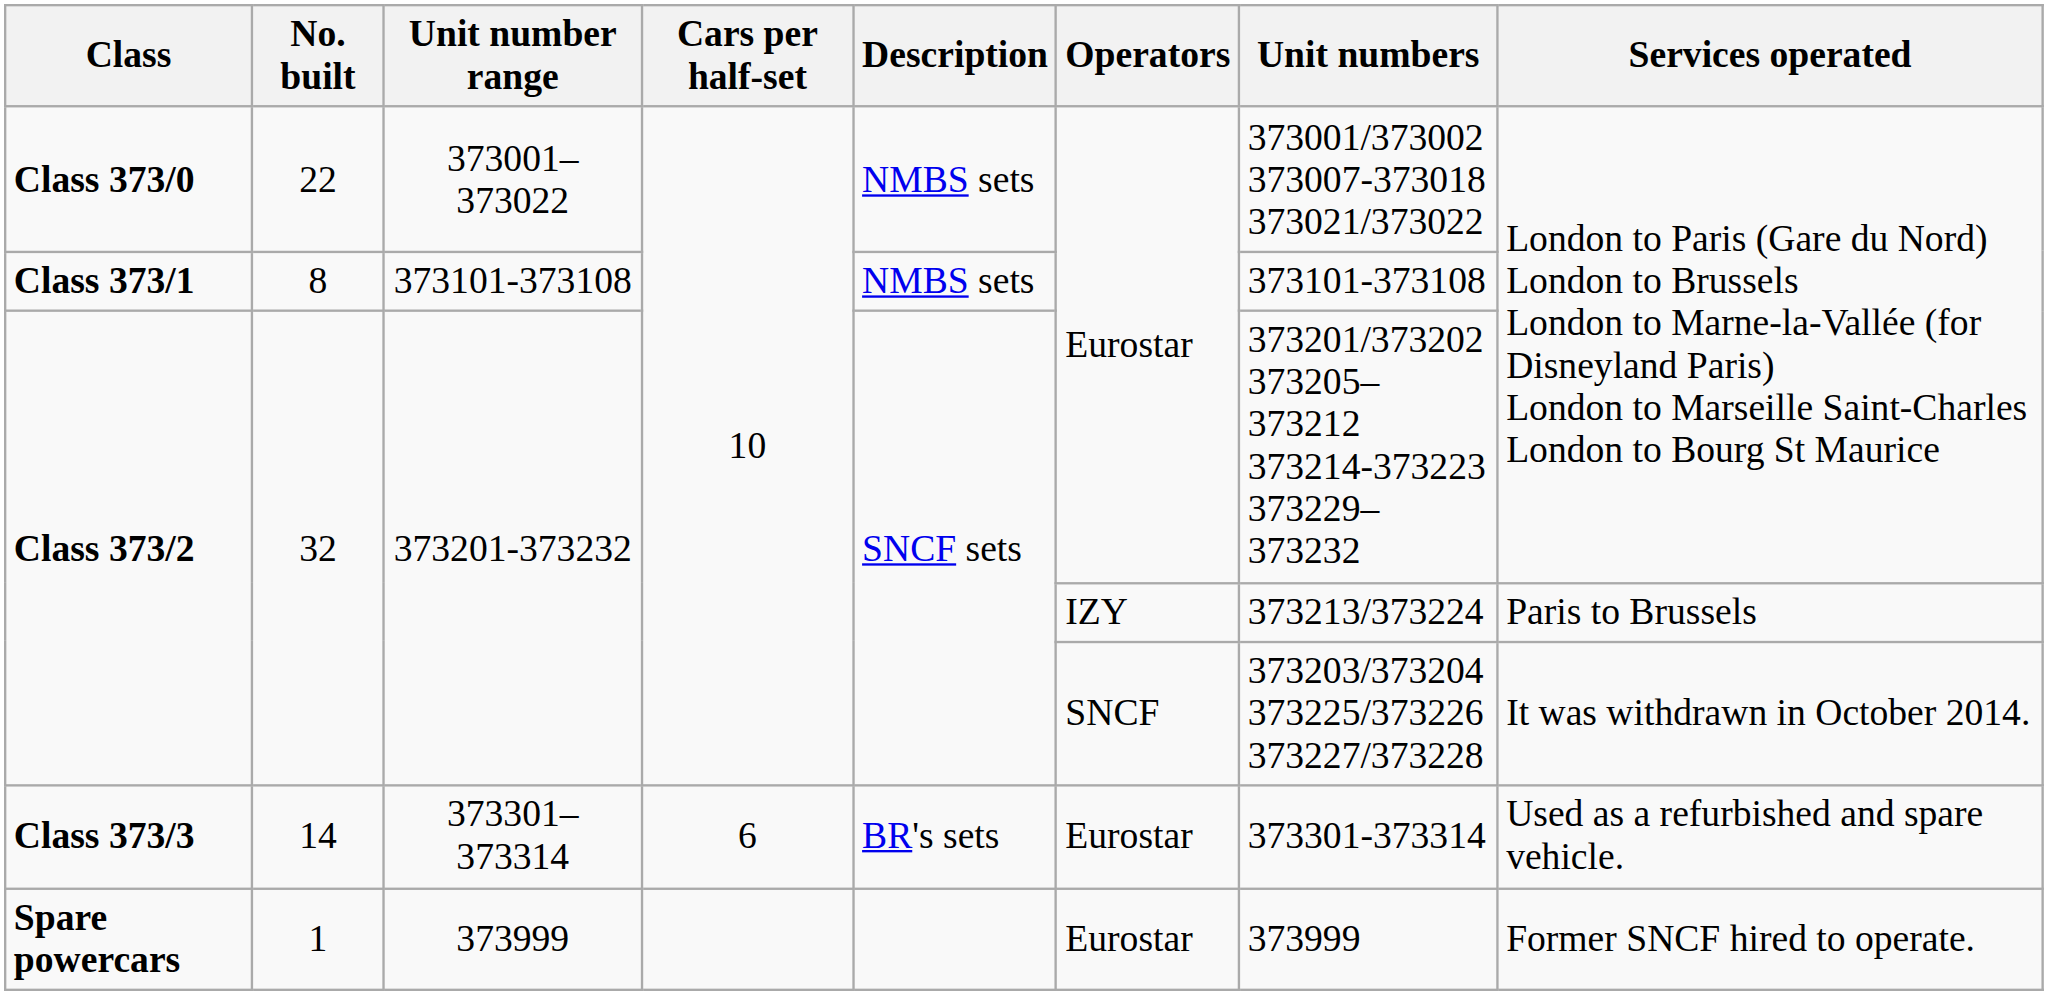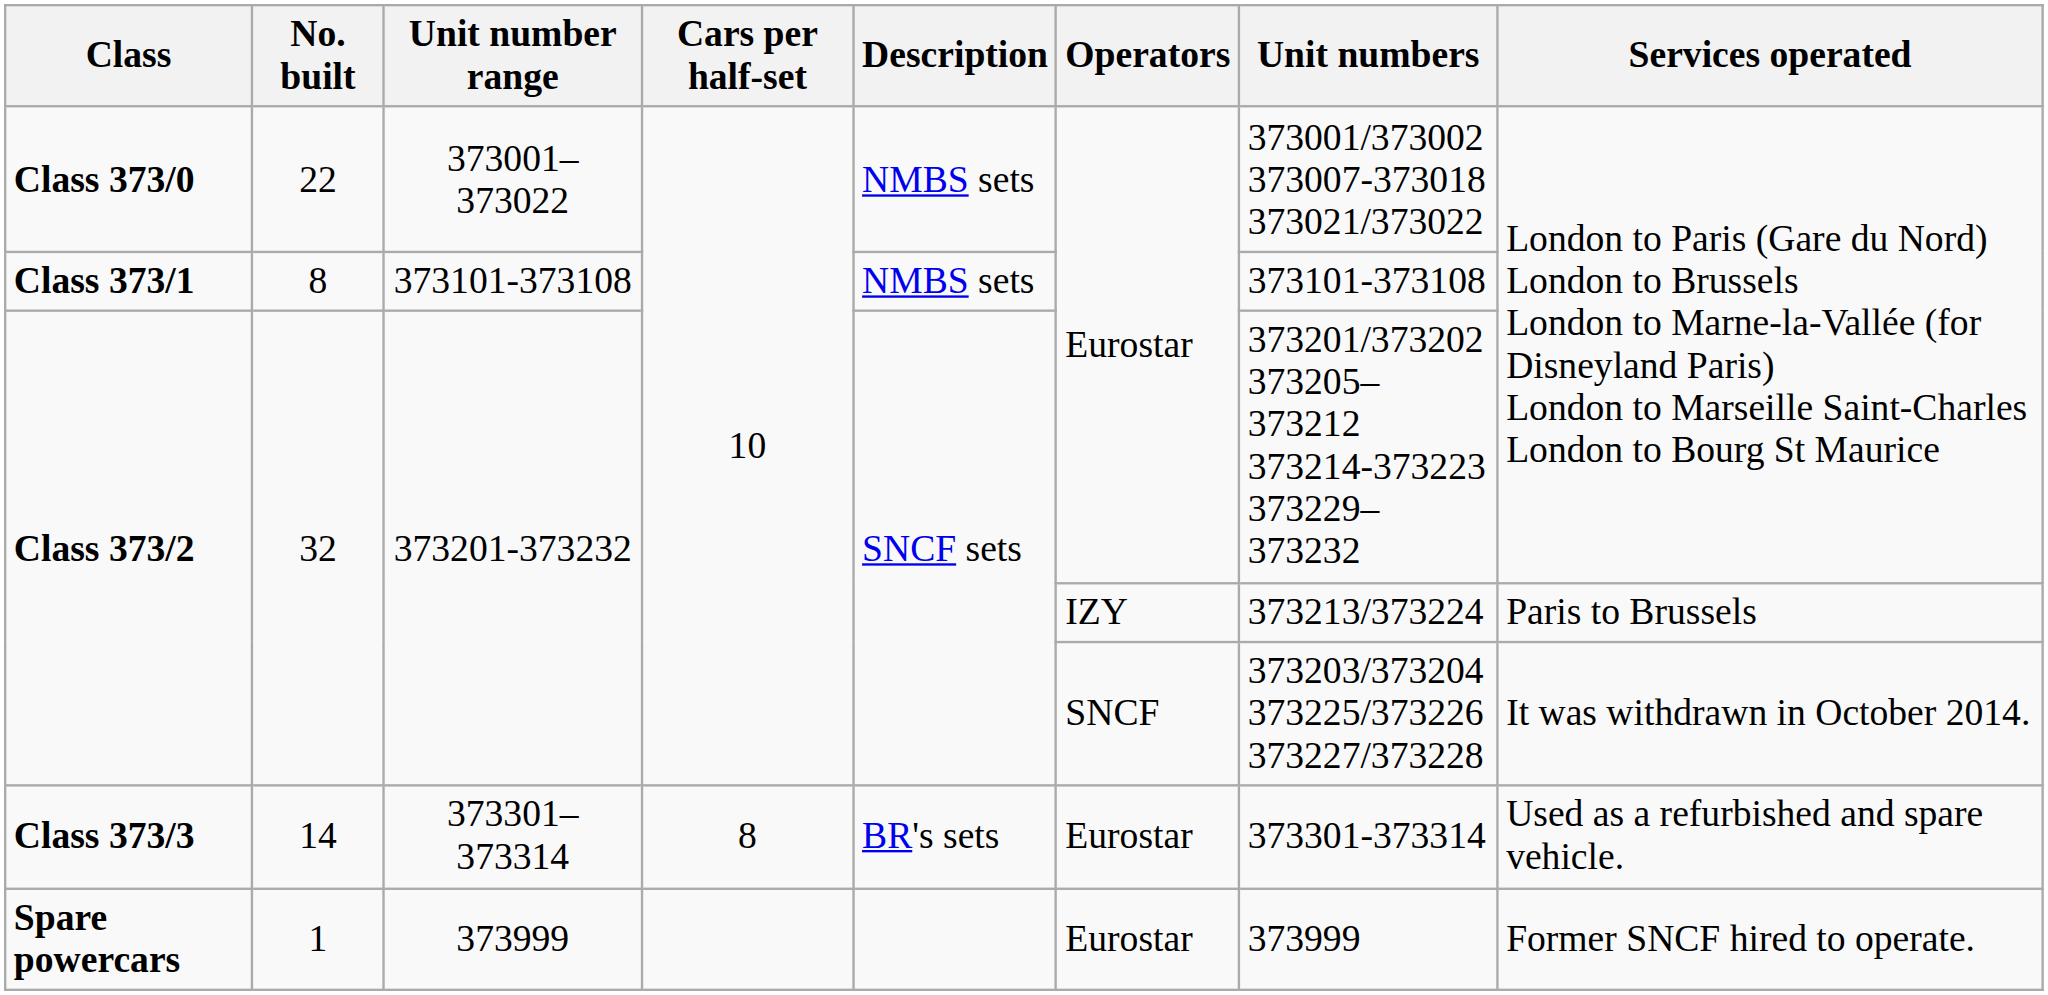(747, 836) 6 -> (747, 836) 8
